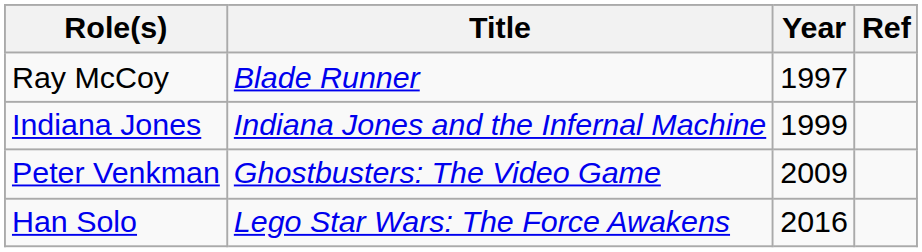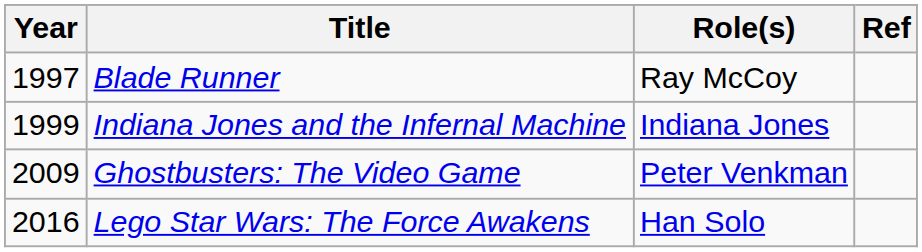columns swapped: (814, 28) <-> (116, 28)
